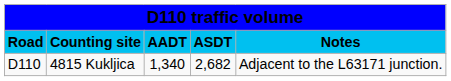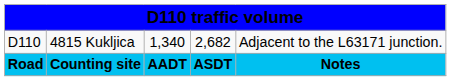rows swapped: (26, 41) <-> (24, 64)
